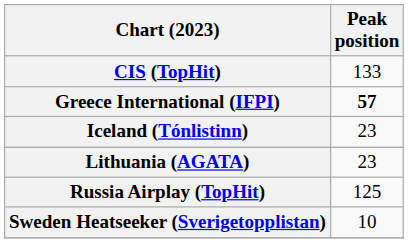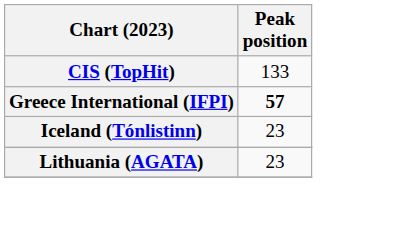- row: (167, 191)
- row: (167, 222)
